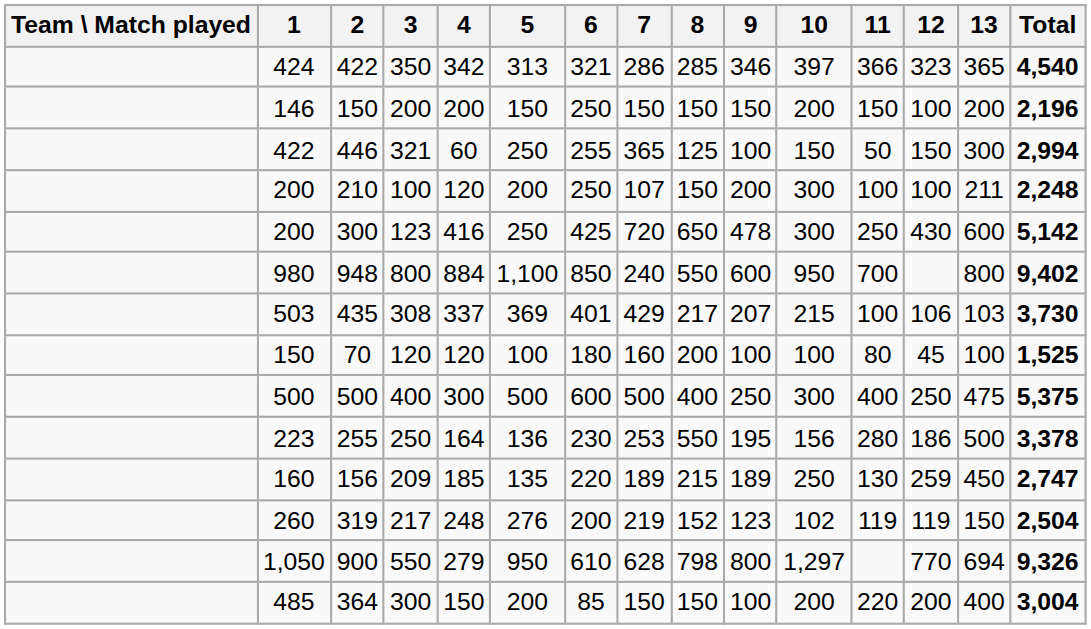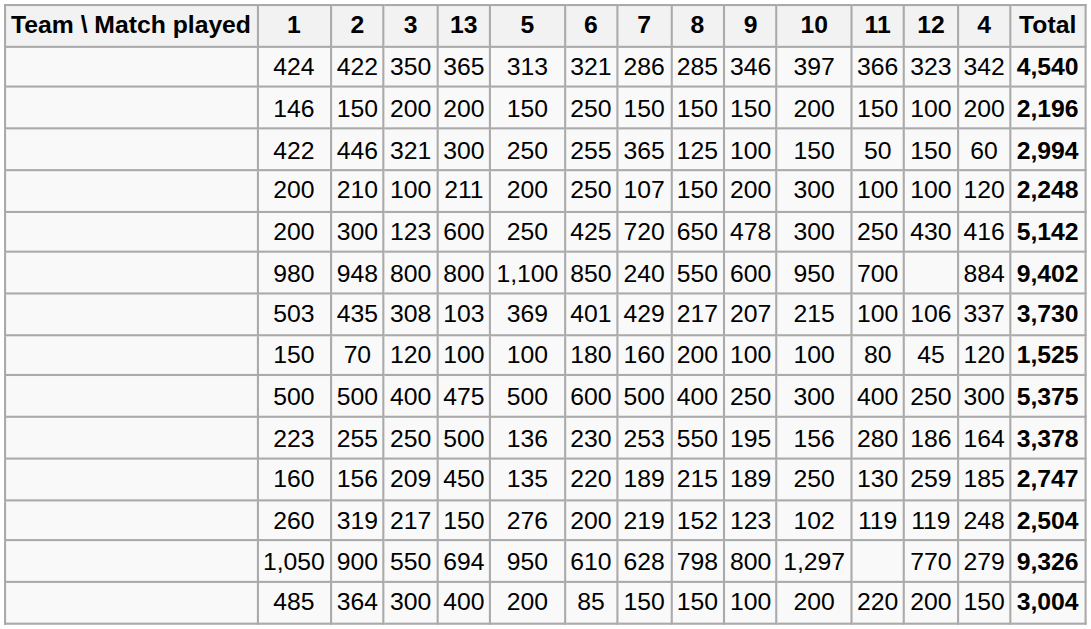columns swapped: (464, 25) <-> (984, 25)
